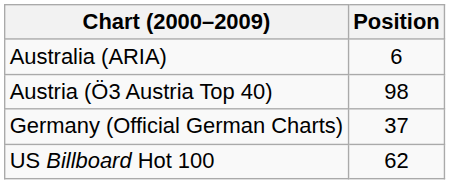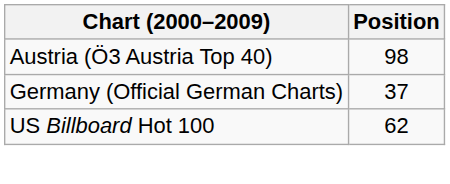- row: (88, 56)
